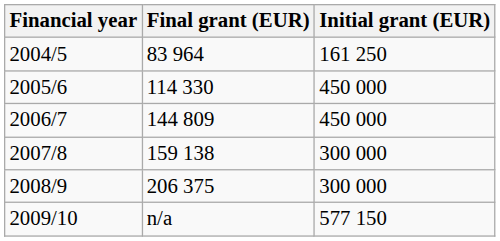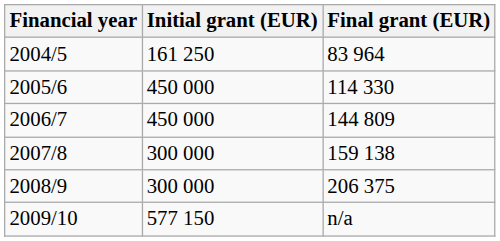columns swapped: (405, 20) <-> (228, 20)
